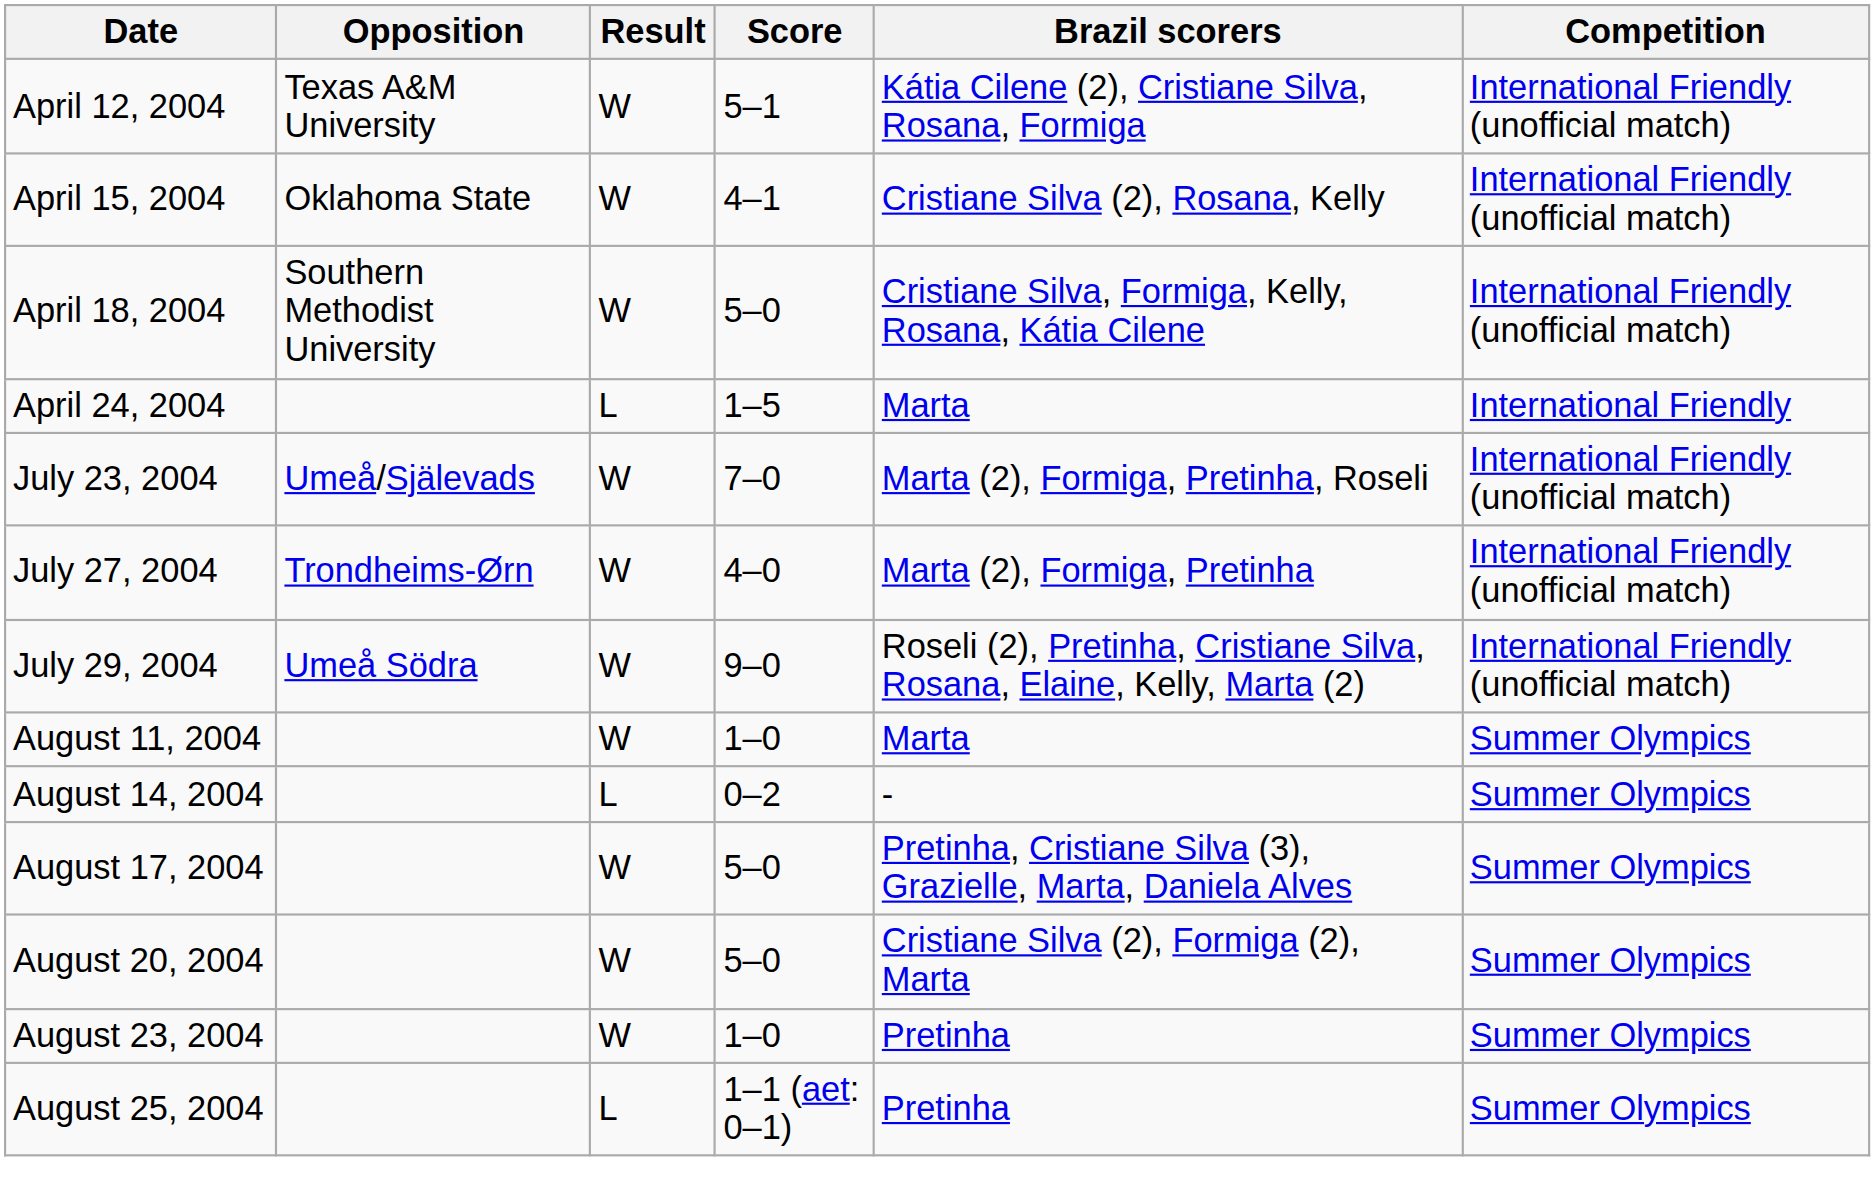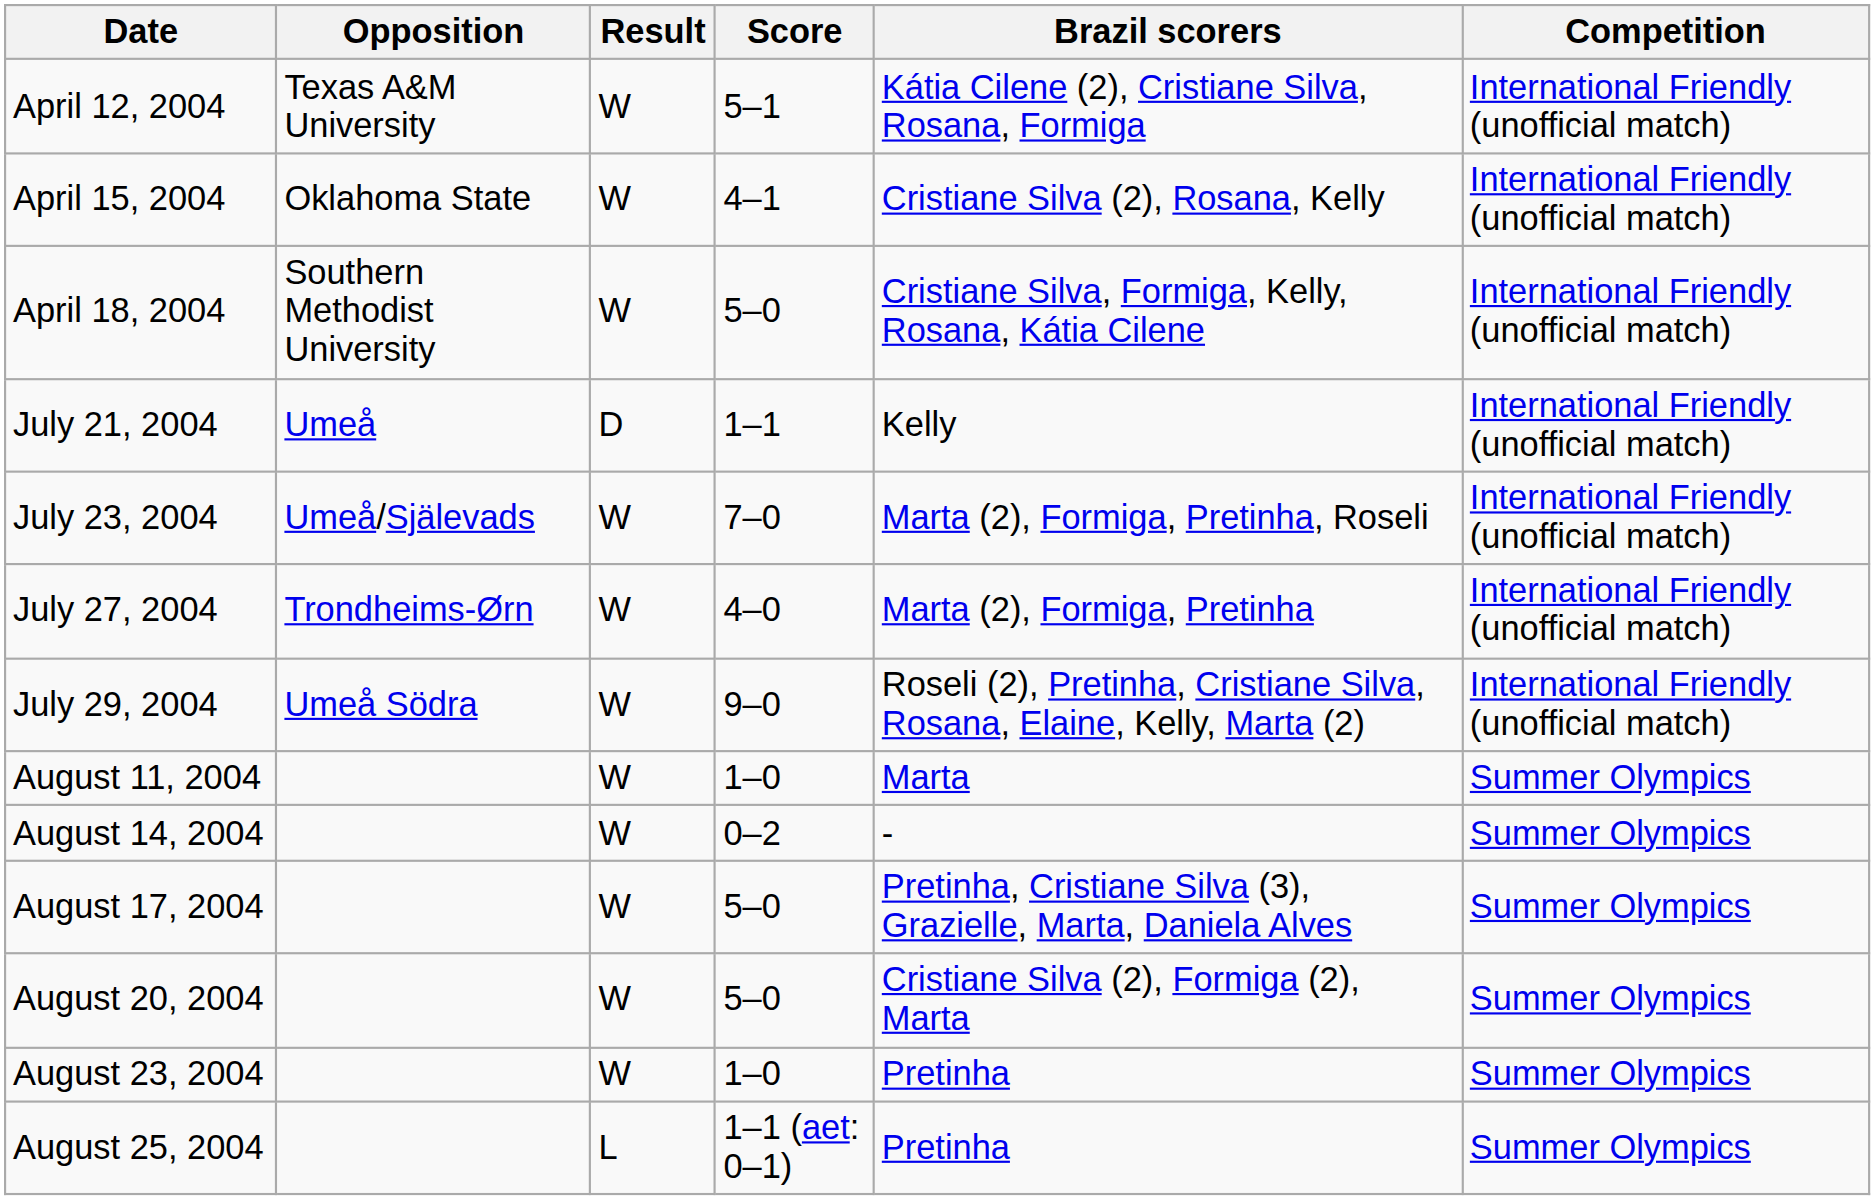- row: (119, 404)
+ row: (115, 424)
(608, 793) L -> (615, 832) W
